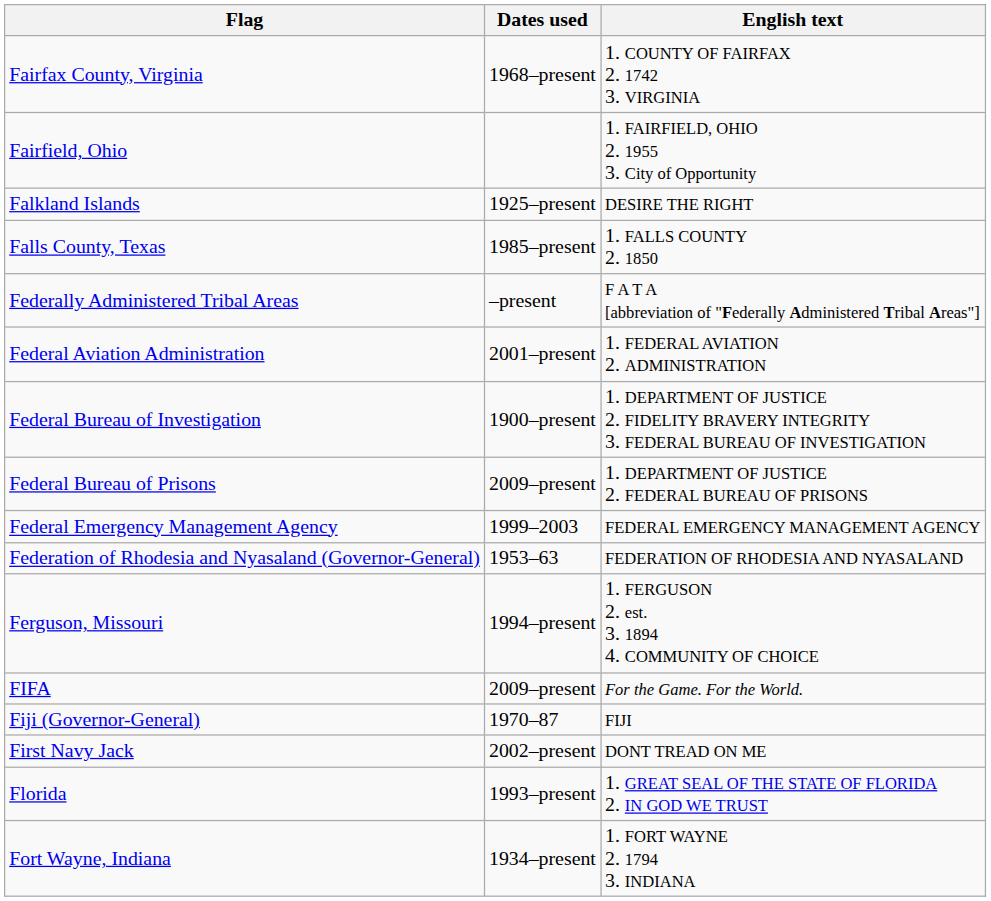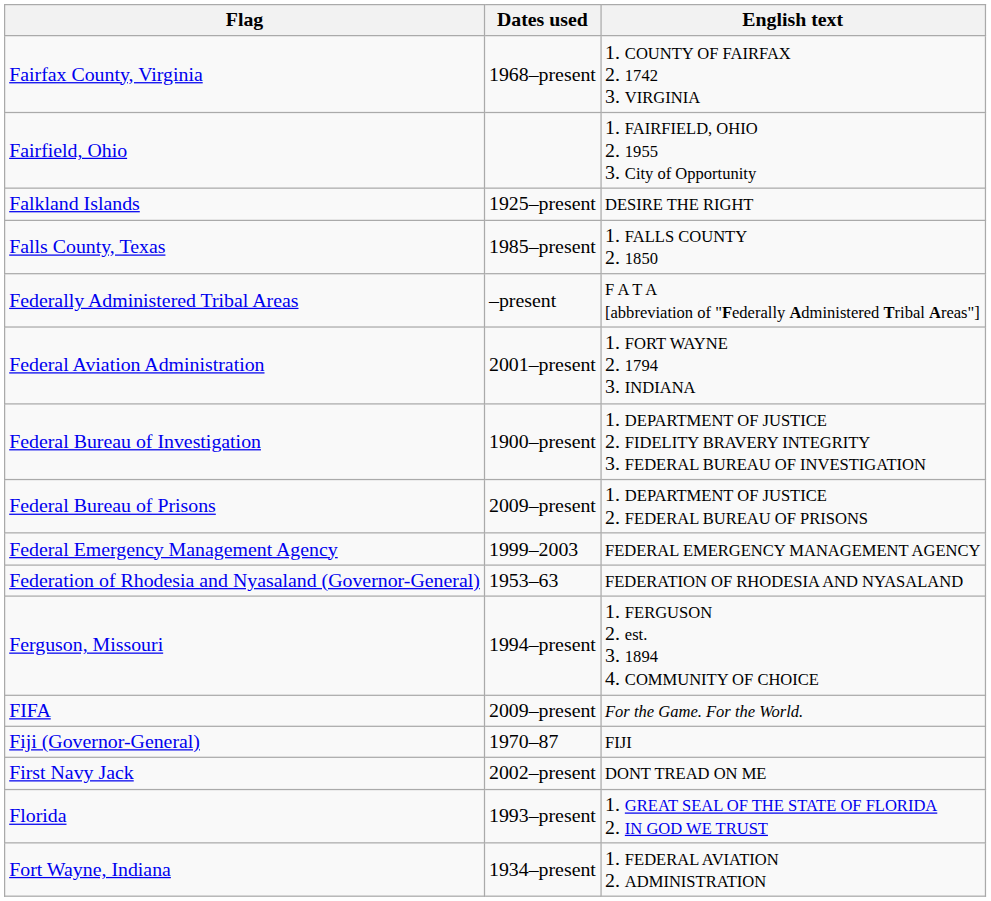(692, 354) 1. FEDERAL AVIATION 2. ADMINISTRATION -> (666, 365) 1. FORT WAYNE 2. 1794 3. INDIANA
(666, 858) 1. FORT WAYNE 2. 1794 3. INDIANA -> (692, 869) 1. FEDERAL AVIATION 2. ADMINISTRATION
